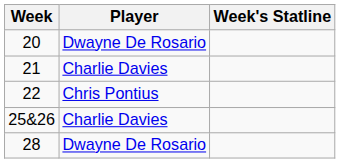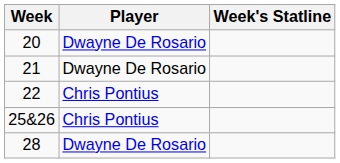(115, 68) Charlie Davies -> (134, 68) Dwayne De Rosario
(115, 119) Charlie Davies -> (110, 119) Chris Pontius
